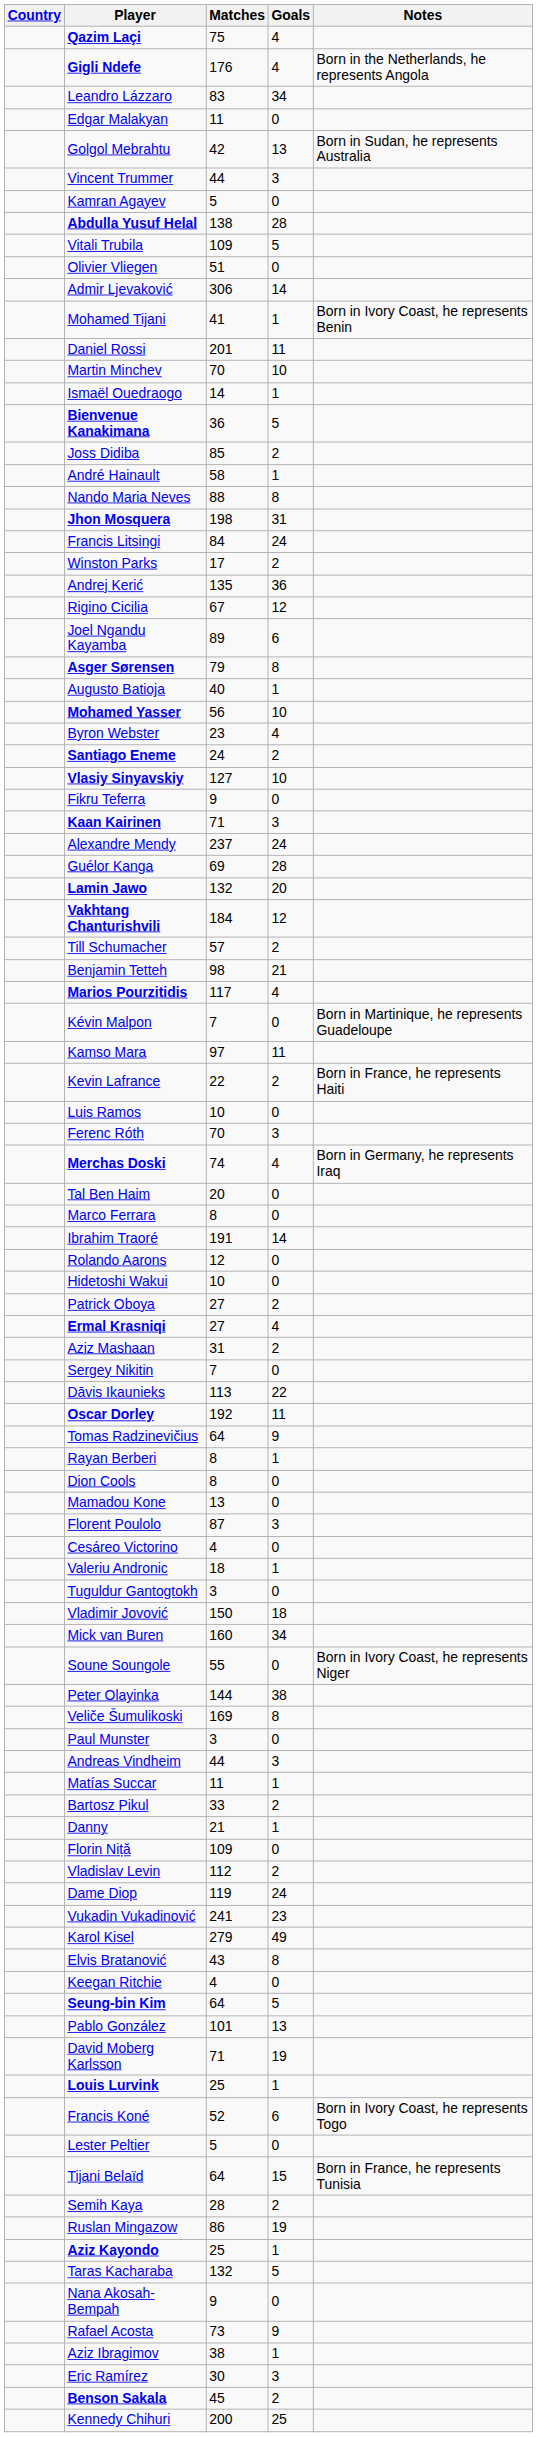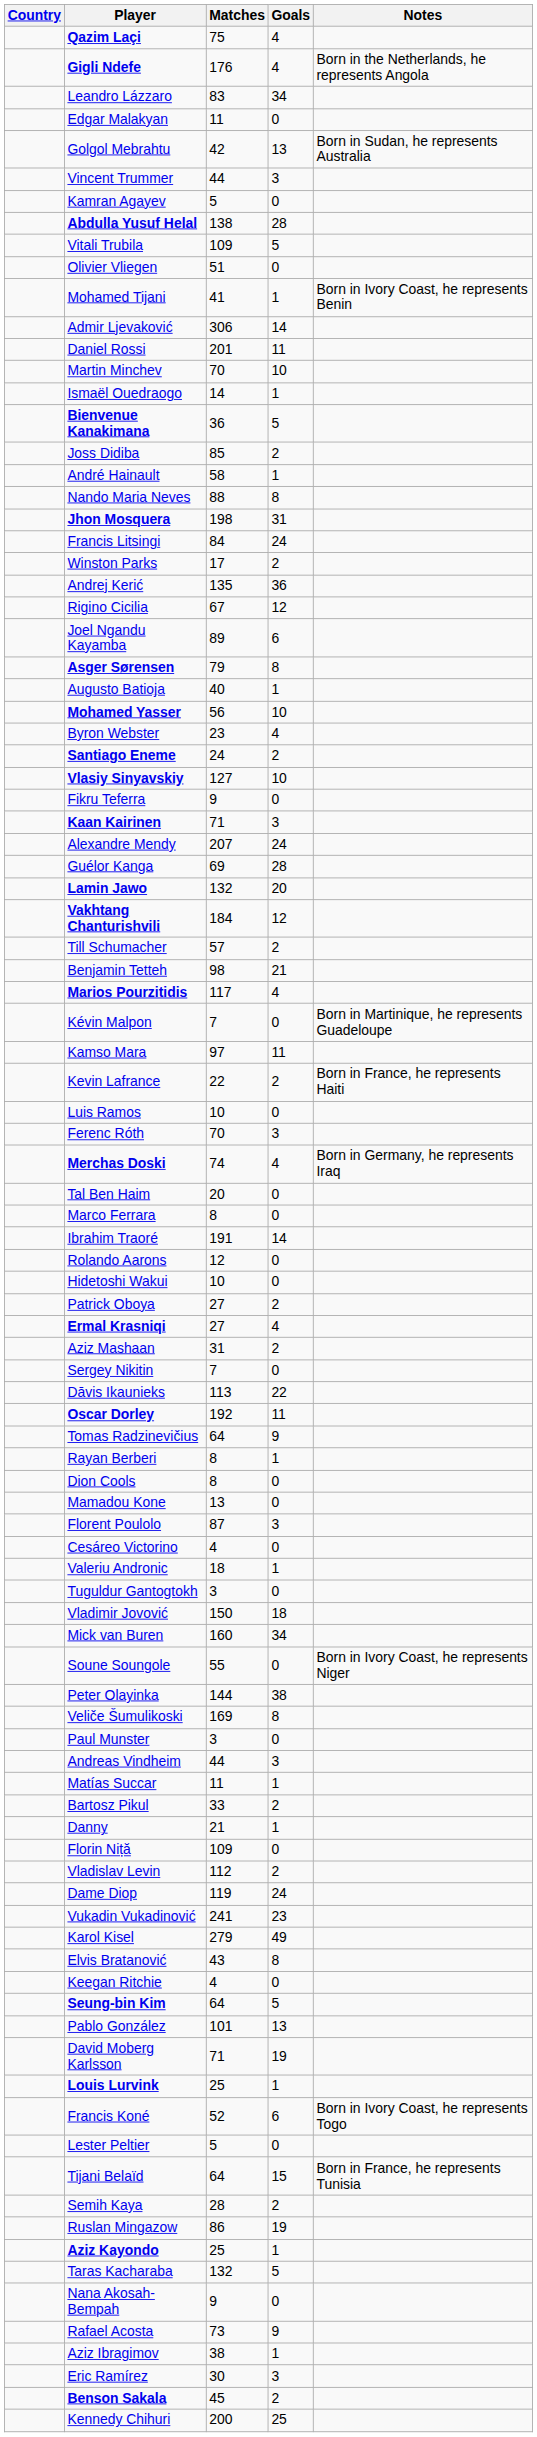rows swapped: (117, 319) <-> (120, 289)
(221, 844) 237 -> (221, 844) 207
